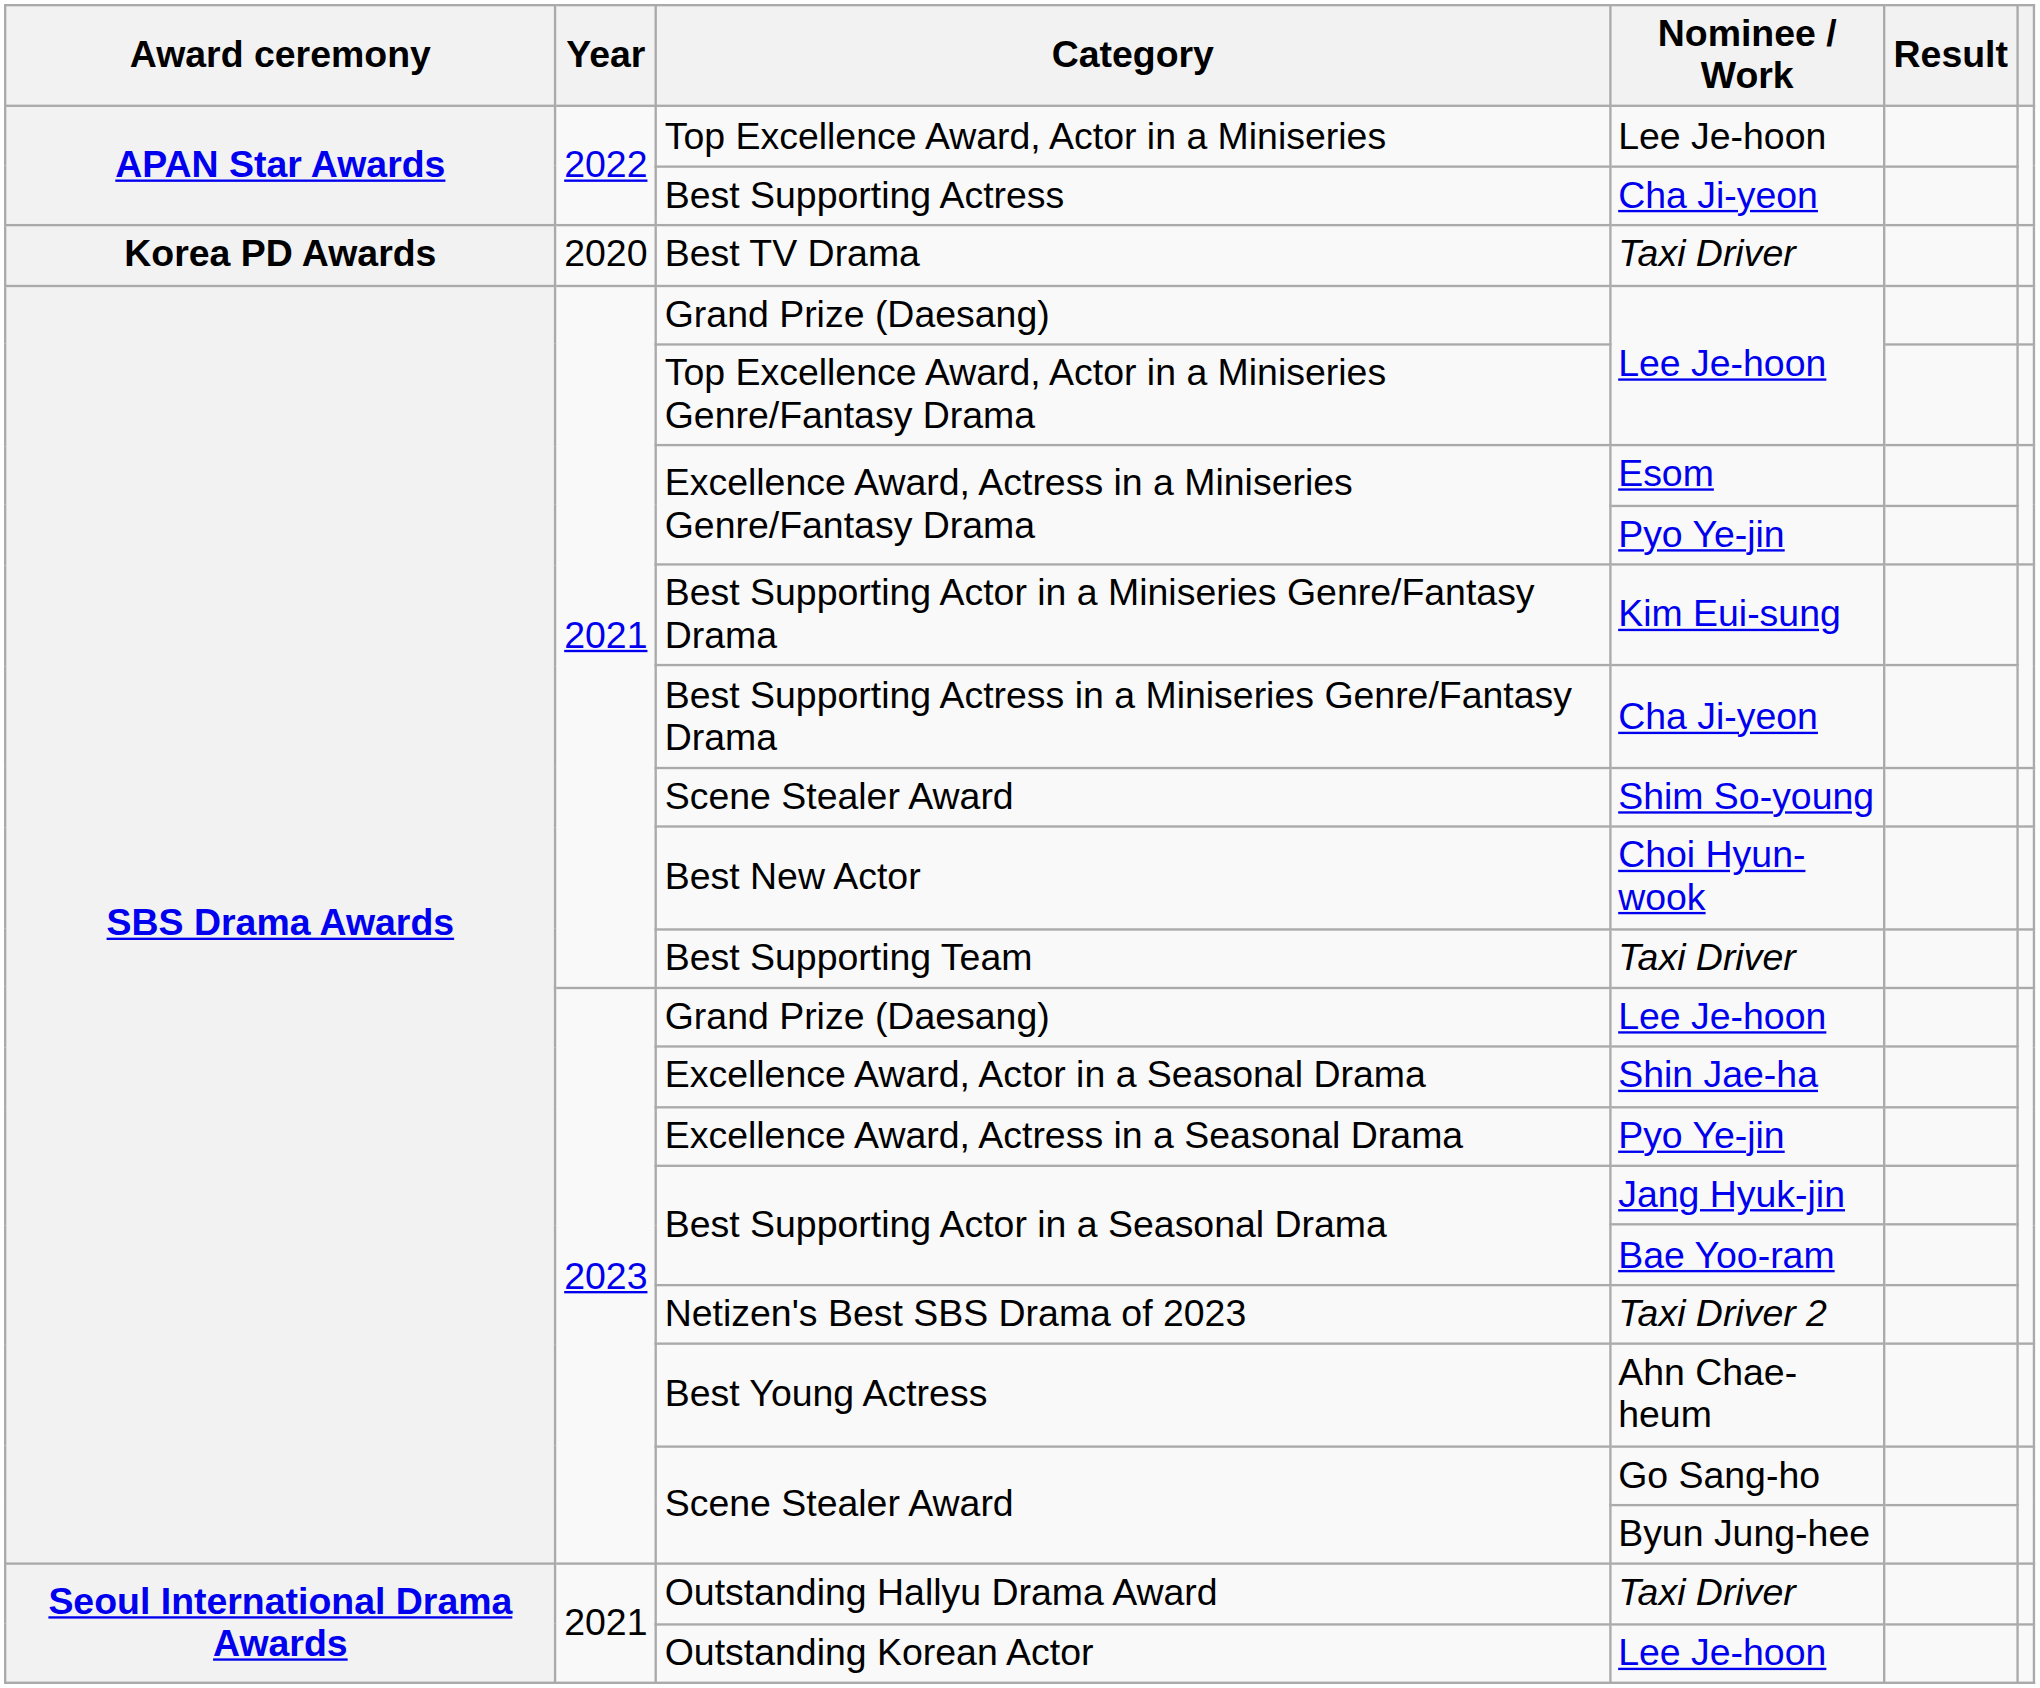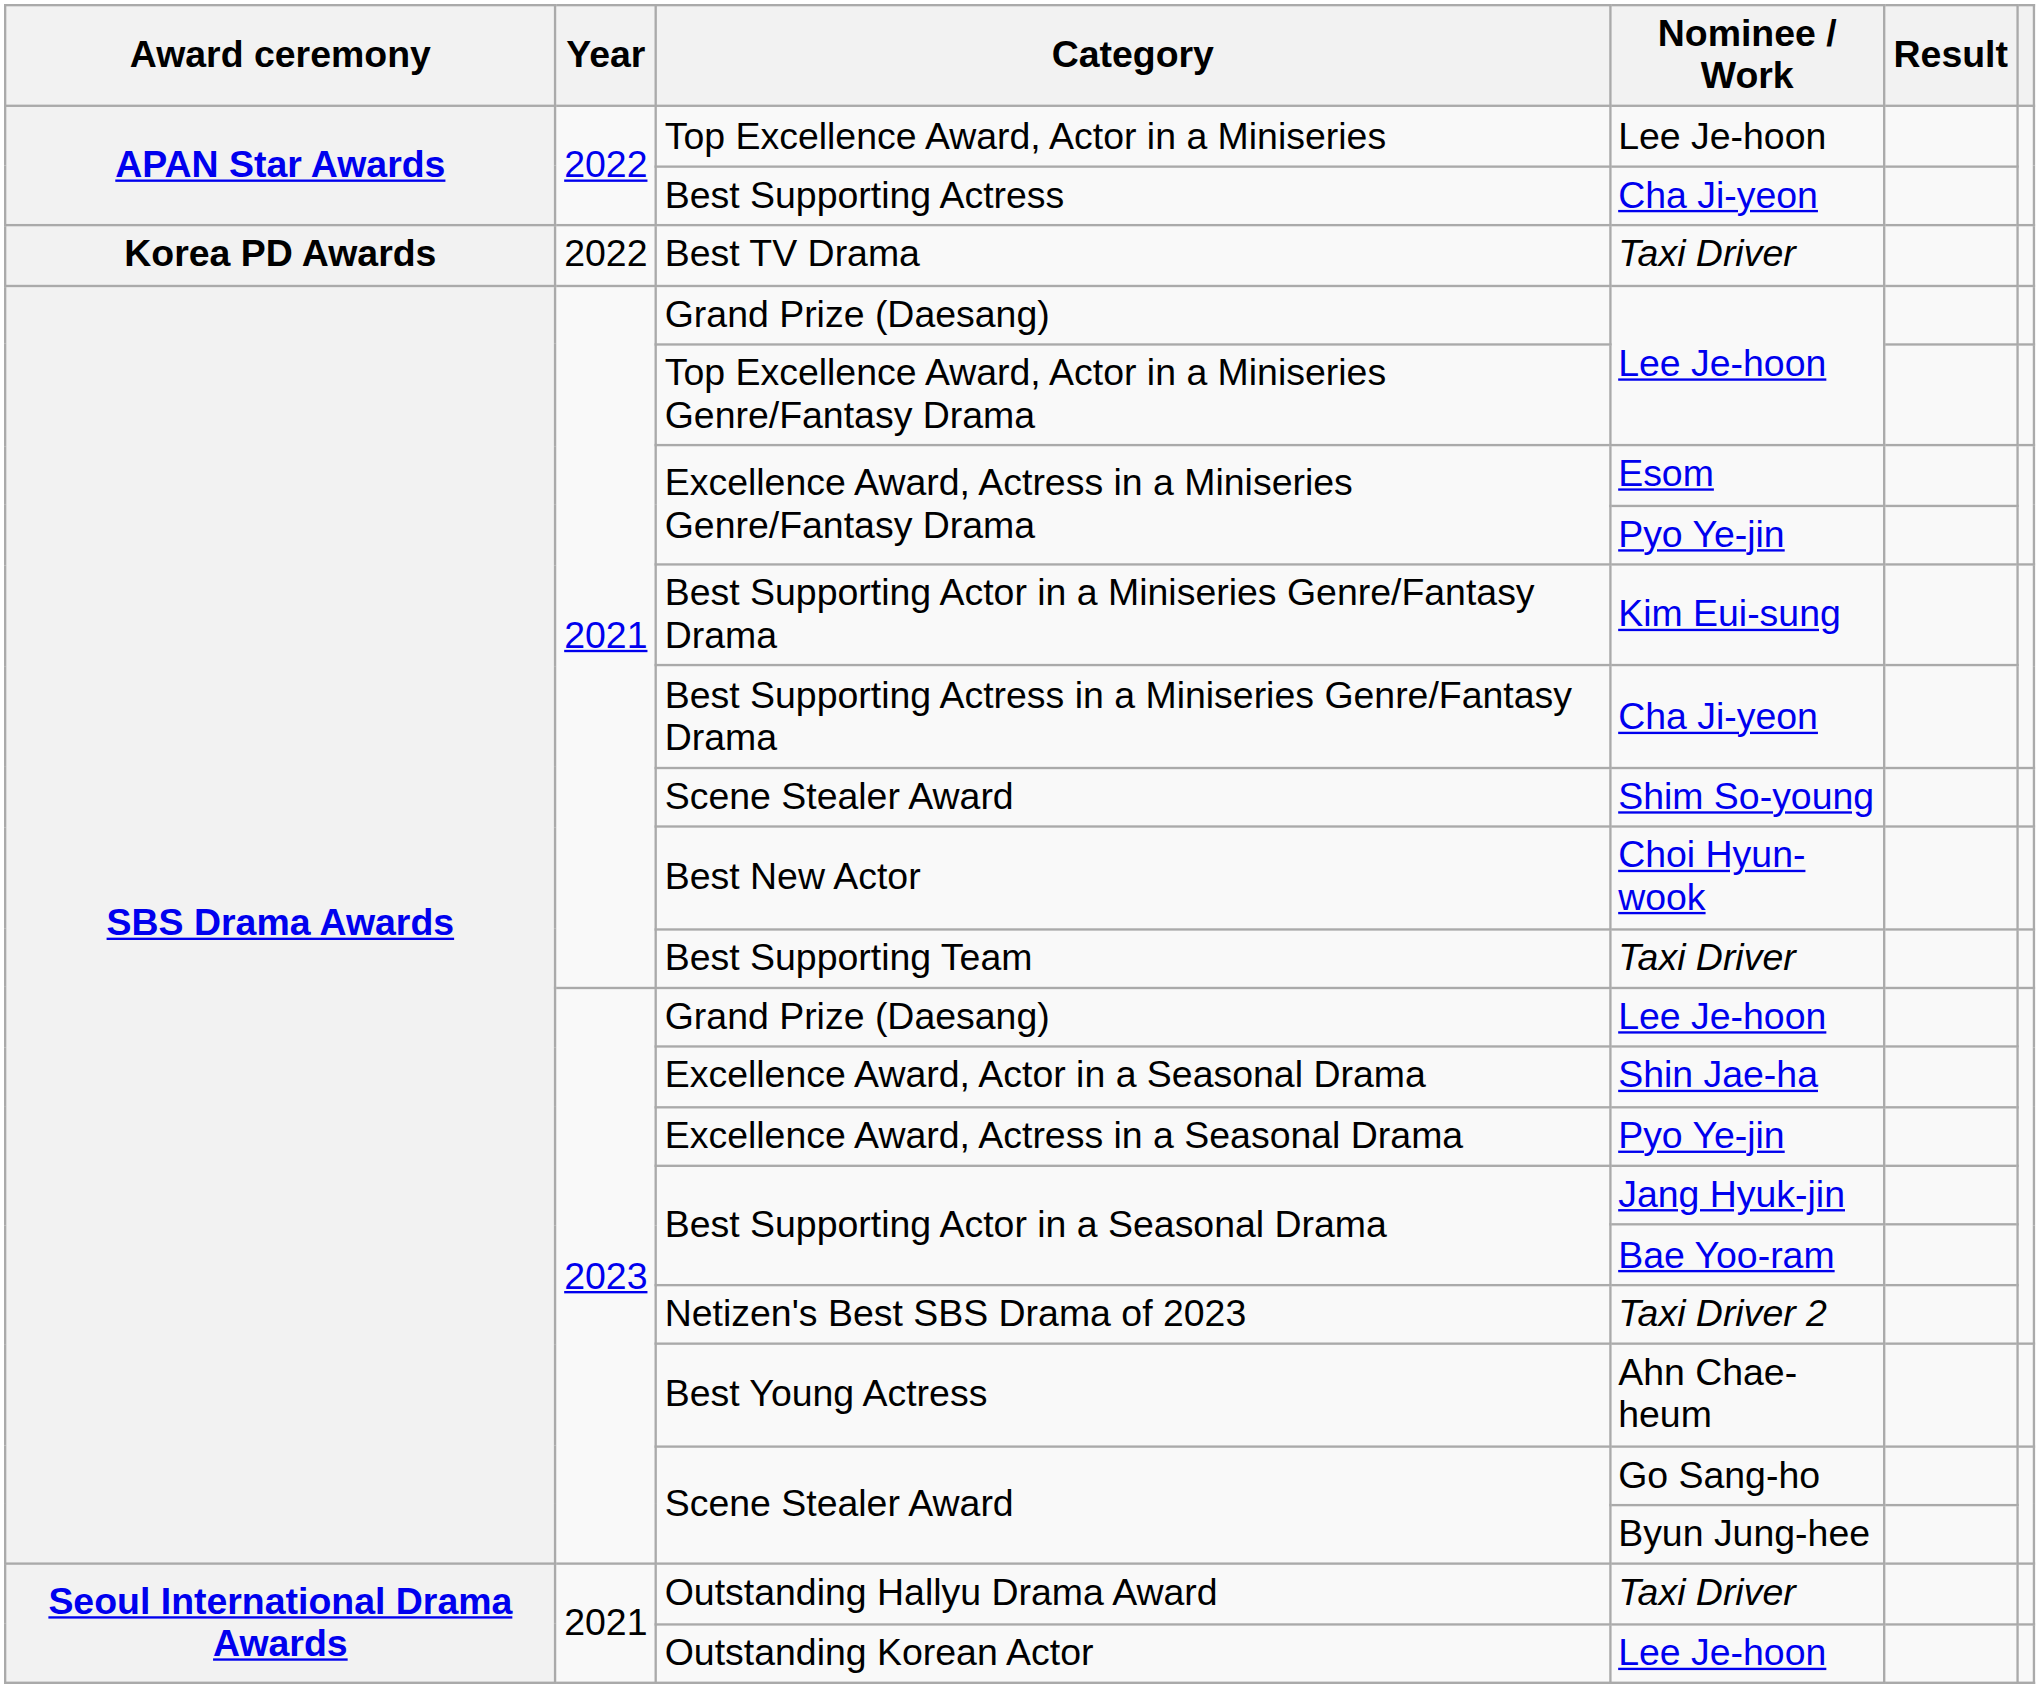(606, 254) 2020 -> (606, 254) 2022
